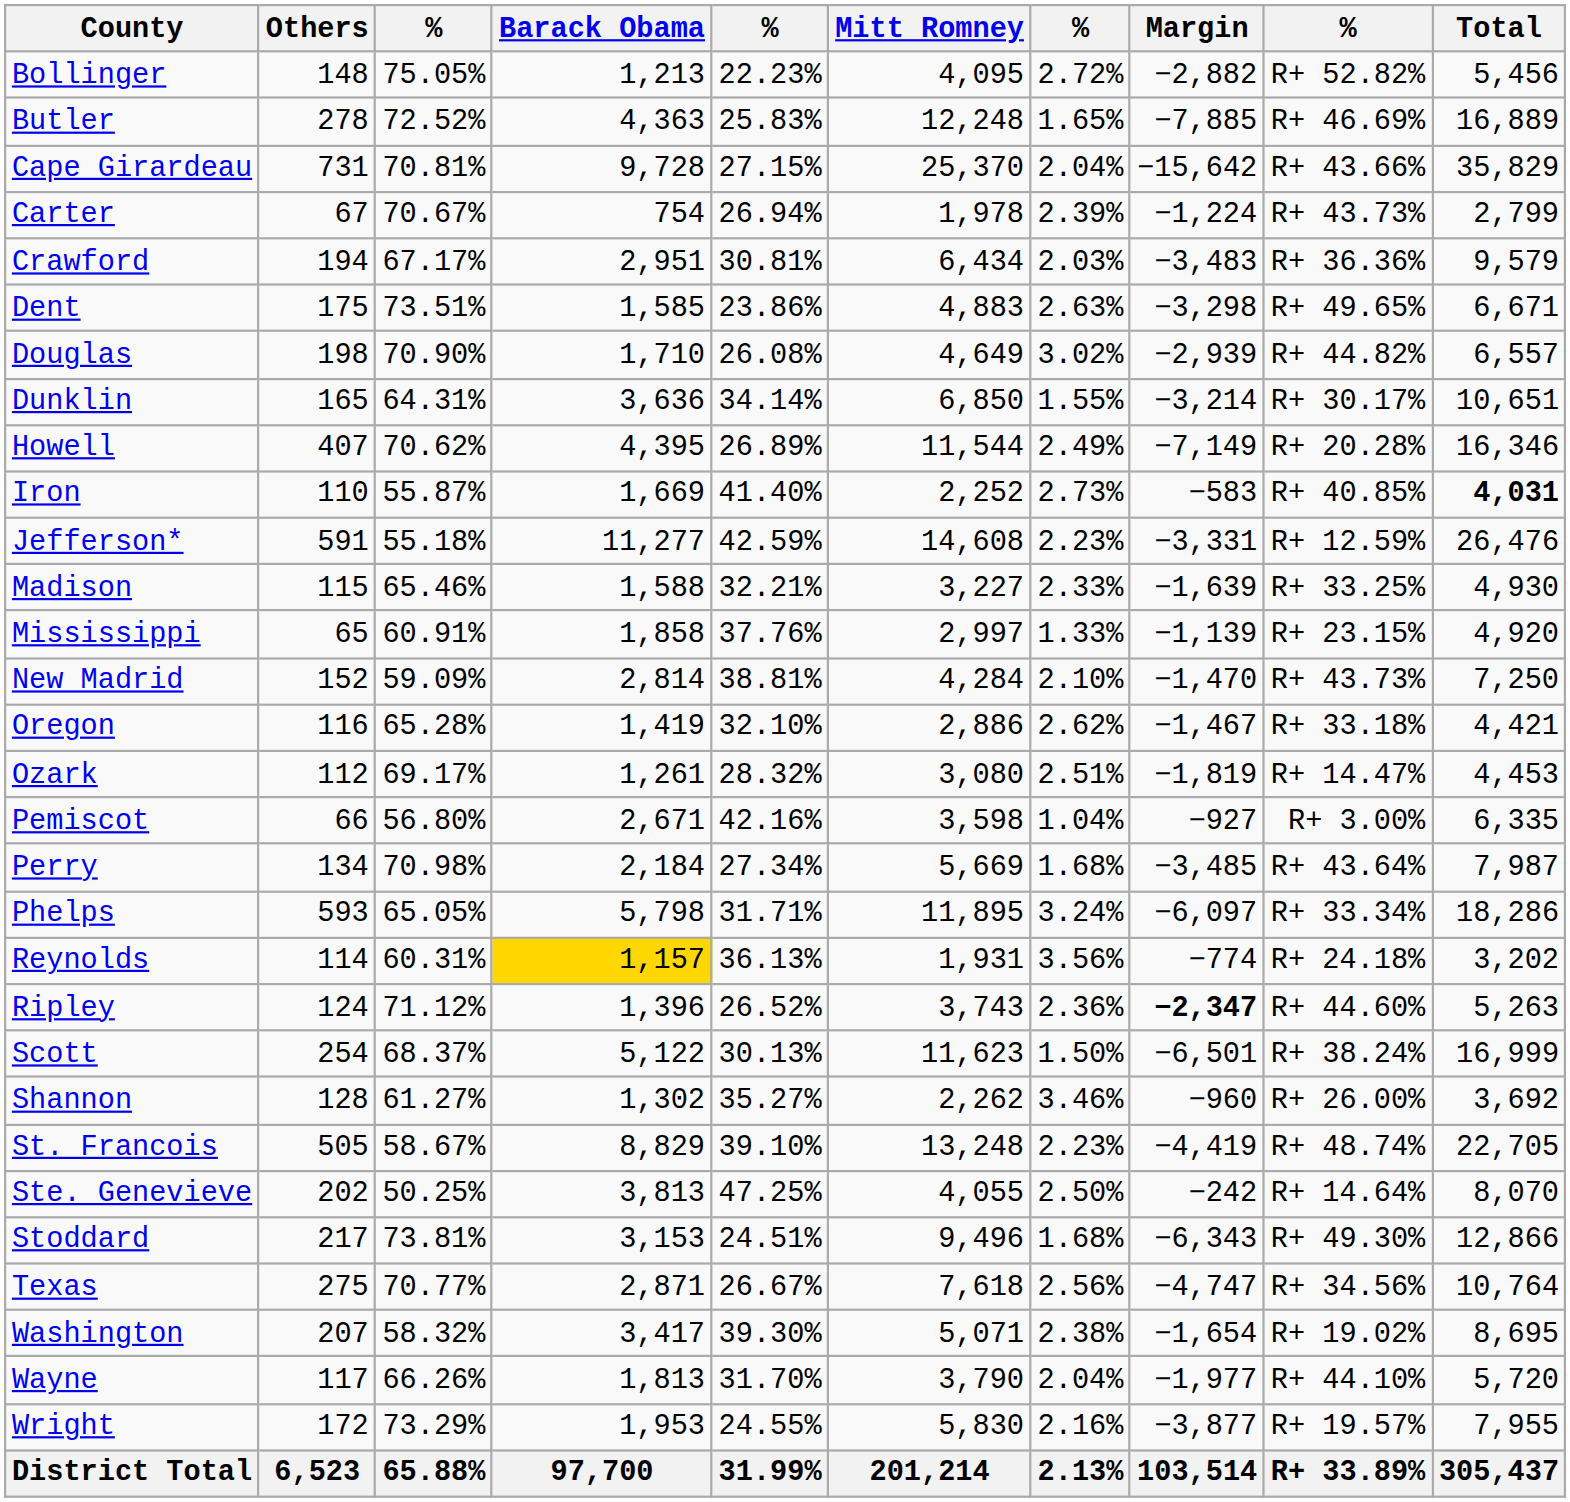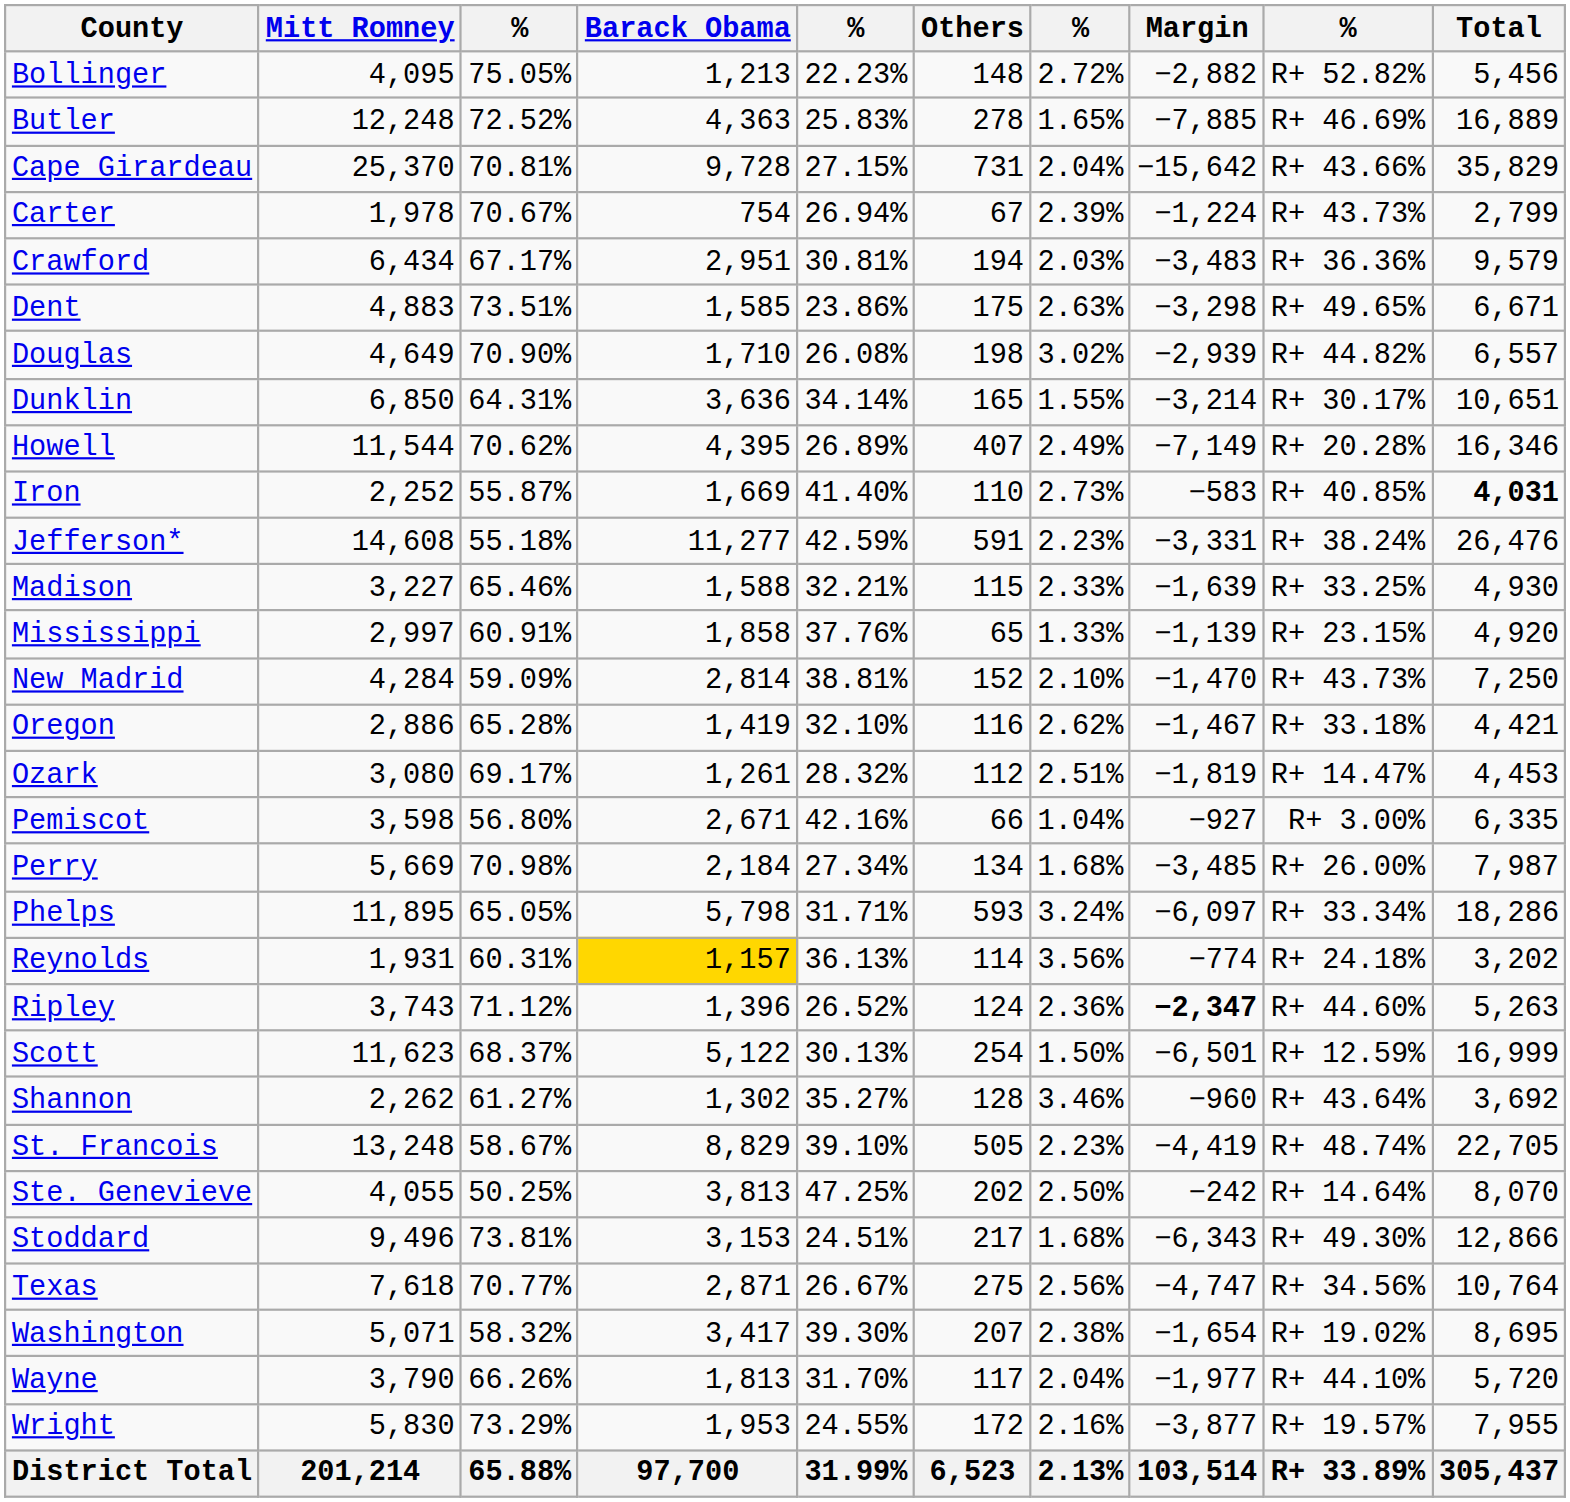columns swapped: (930, 28) <-> (317, 28)
(1348, 541) R+ 12.59% -> (1348, 541) R+ 38.24%
(1348, 867) R+ 43.64% -> (1348, 867) R+ 26.00%
(1348, 1054) R+ 38.24% -> (1348, 1054) R+ 12.59%
(1348, 1100) R+ 26.00% -> (1348, 1100) R+ 43.64%
